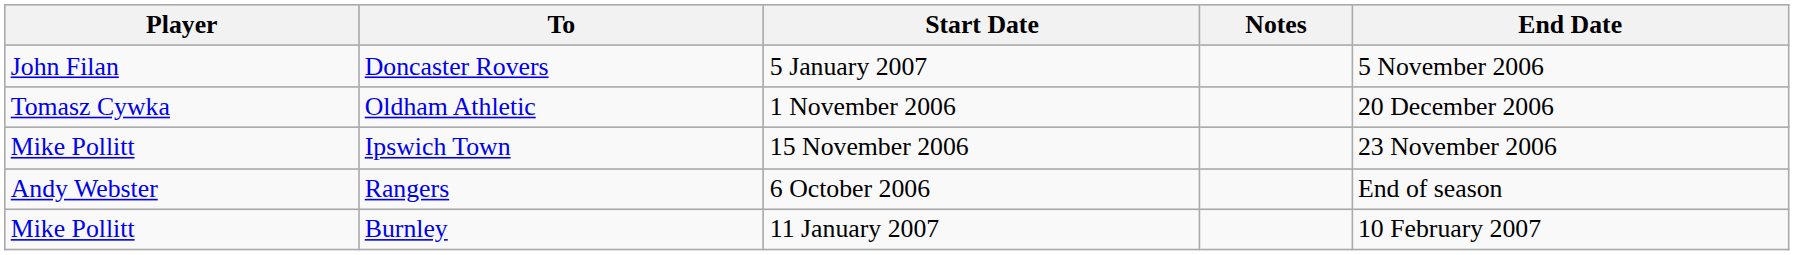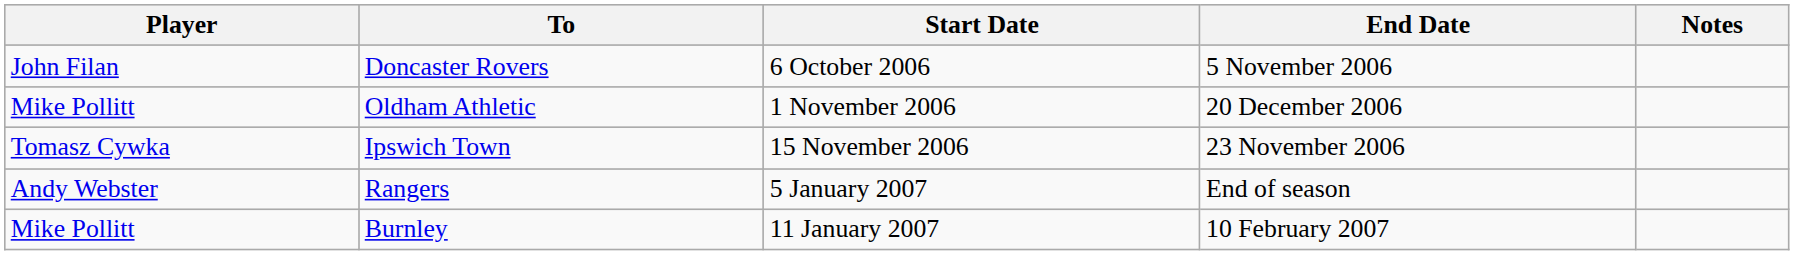columns swapped: (1570, 24) <-> (1276, 24)
(849, 65) 5 January 2007 -> (850, 65) 6 October 2006
(90, 106) Tomasz Cywka -> (73, 106) Mike Pollitt
(73, 147) Mike Pollitt -> (90, 147) Tomasz Cywka
(850, 188) 6 October 2006 -> (849, 188) 5 January 2007
